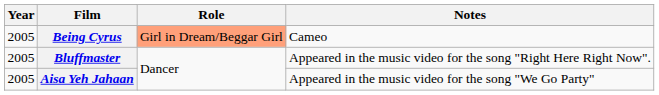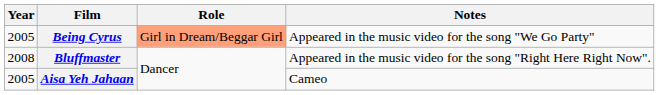(308, 36) Cameo -> (442, 36) Appeared in the music video for the song "We Go Party"
(21, 57) 2005 -> (21, 57) 2008
(442, 79) Appeared in the music video for the song "We Go Party" -> (308, 79) Cameo
